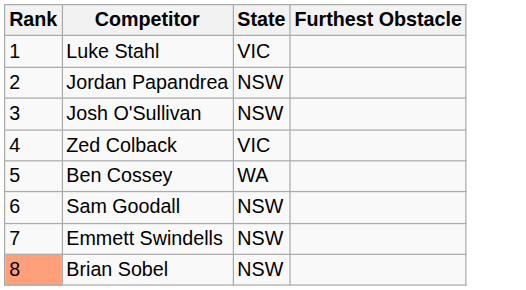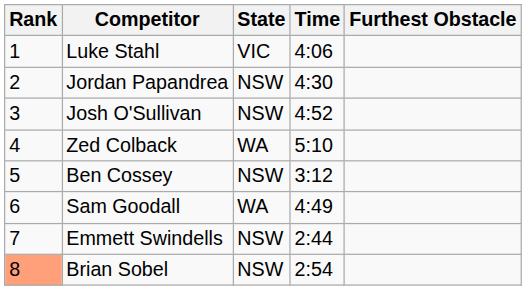+ column: (317, 20)
(254, 144) VIC -> (253, 144) WA
(253, 176) WA -> (260, 176) NSW
(260, 207) NSW -> (253, 207) WA
